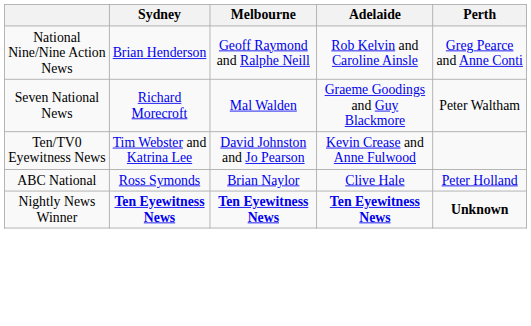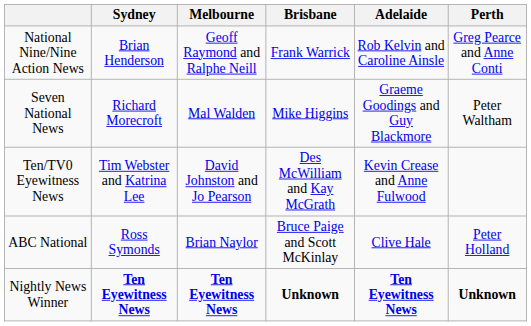+ column: (310, 15)
